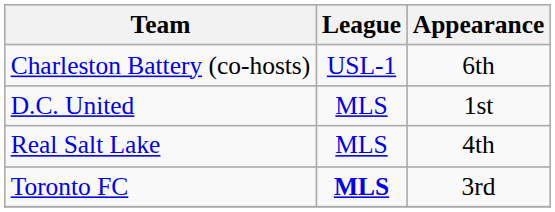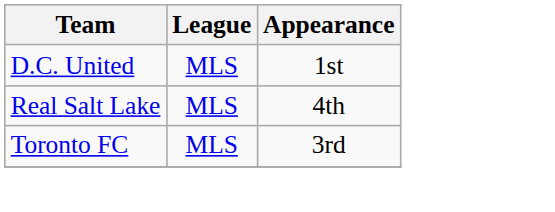- row: (160, 65)
(362, 186) bold -> (212, 145) normal
